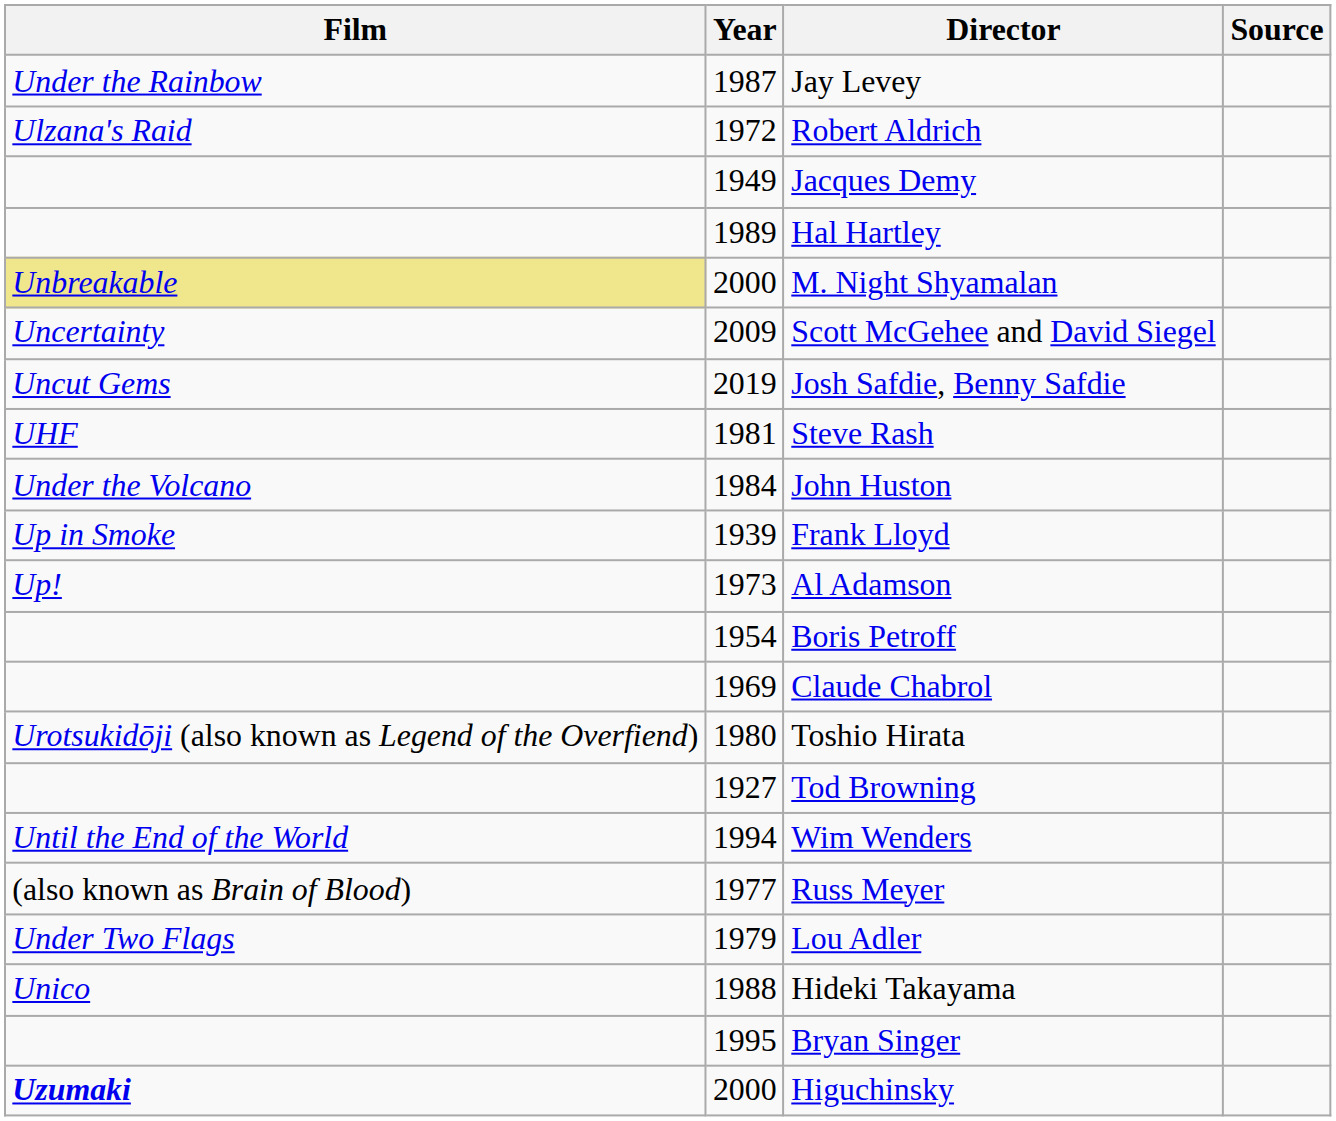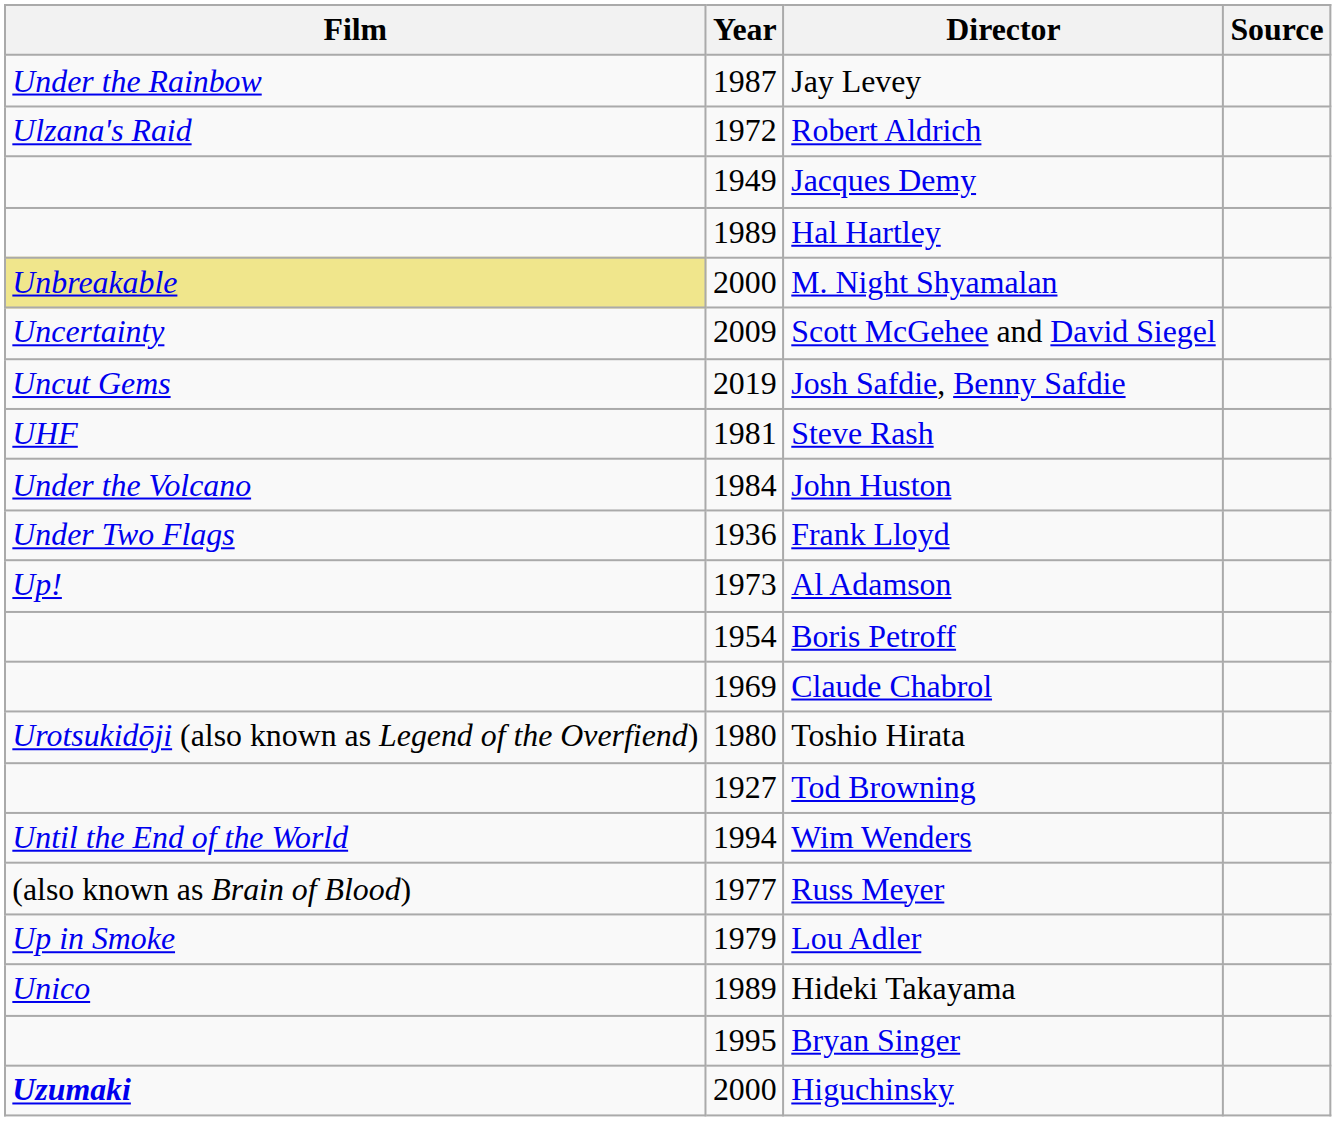(94, 534) Up in Smoke -> (123, 534) Under Two Flags
(745, 534) 1939 -> (745, 534) 1936
(123, 938) Under Two Flags -> (94, 938) Up in Smoke
(745, 989) 1988 -> (745, 989) 1989
